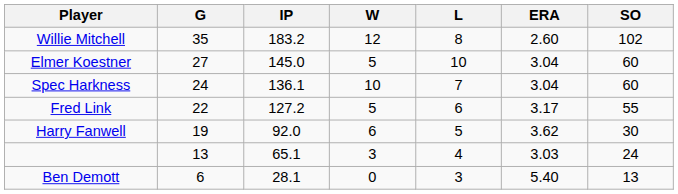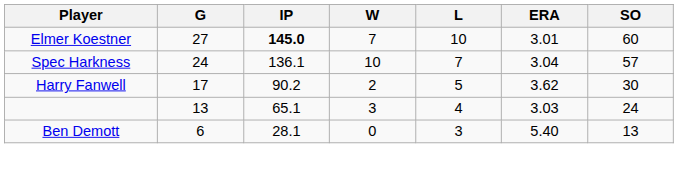- row: (81, 39)
(286, 62) normal -> (286, 39) bold
(372, 62) 5 -> (372, 39) 7
(544, 62) 3.04 -> (544, 39) 3.01
(630, 85) 60 -> (630, 62) 57
- row: (81, 108)
(200, 131) 19 -> (200, 85) 17
(286, 131) 92.0 -> (286, 85) 90.2
(372, 131) 6 -> (372, 85) 2
